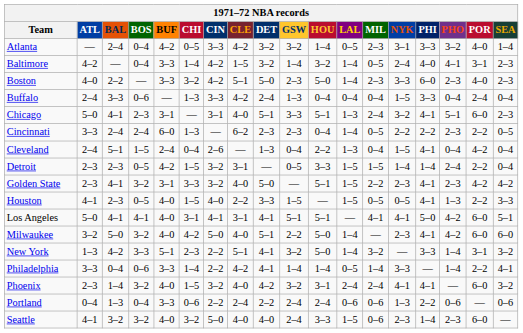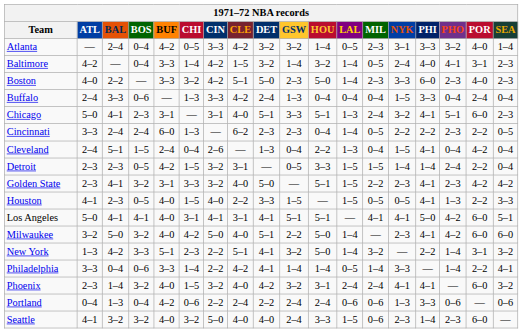(428, 251) 3–3 -> (428, 251) 2–2
(167, 302) 3–3 -> (167, 302) 4–2
(428, 302) 2–2 -> (428, 302) 3–3
